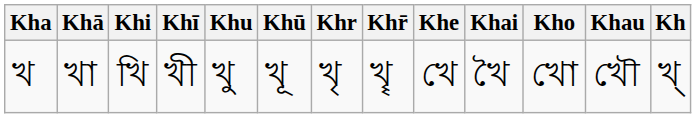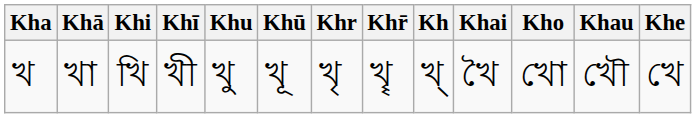columns swapped: (439, 22) <-> (671, 22)
